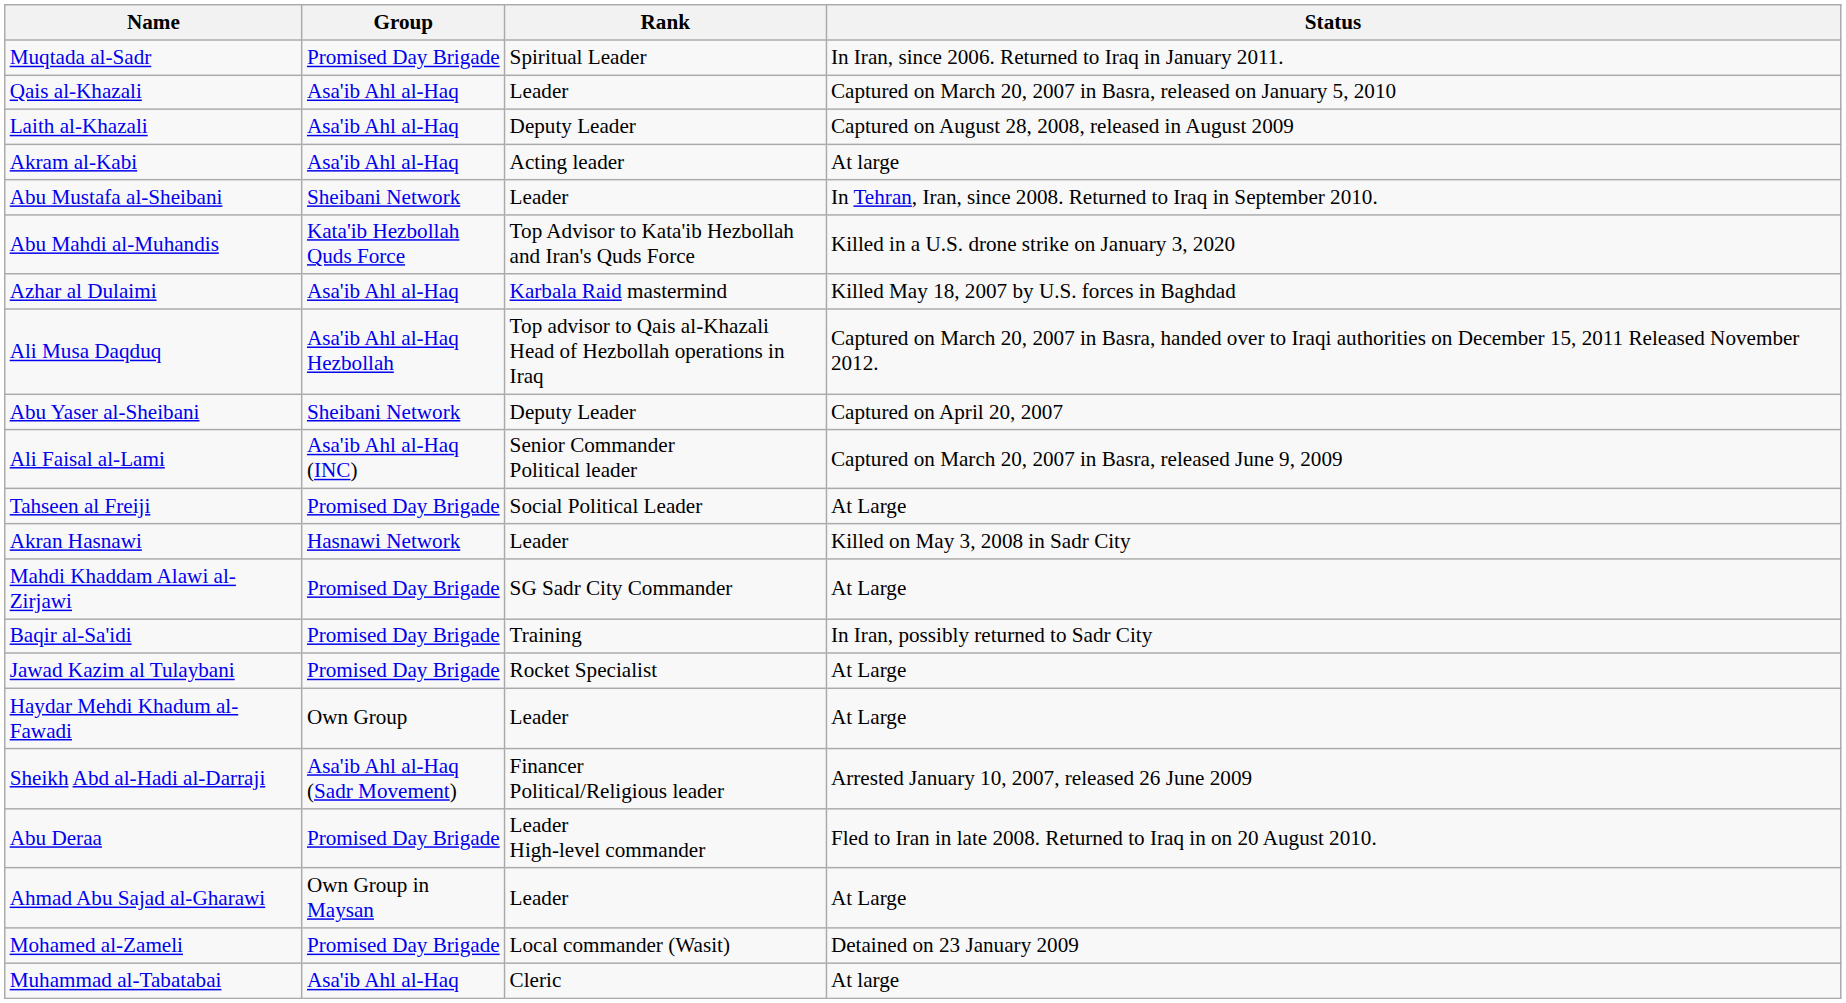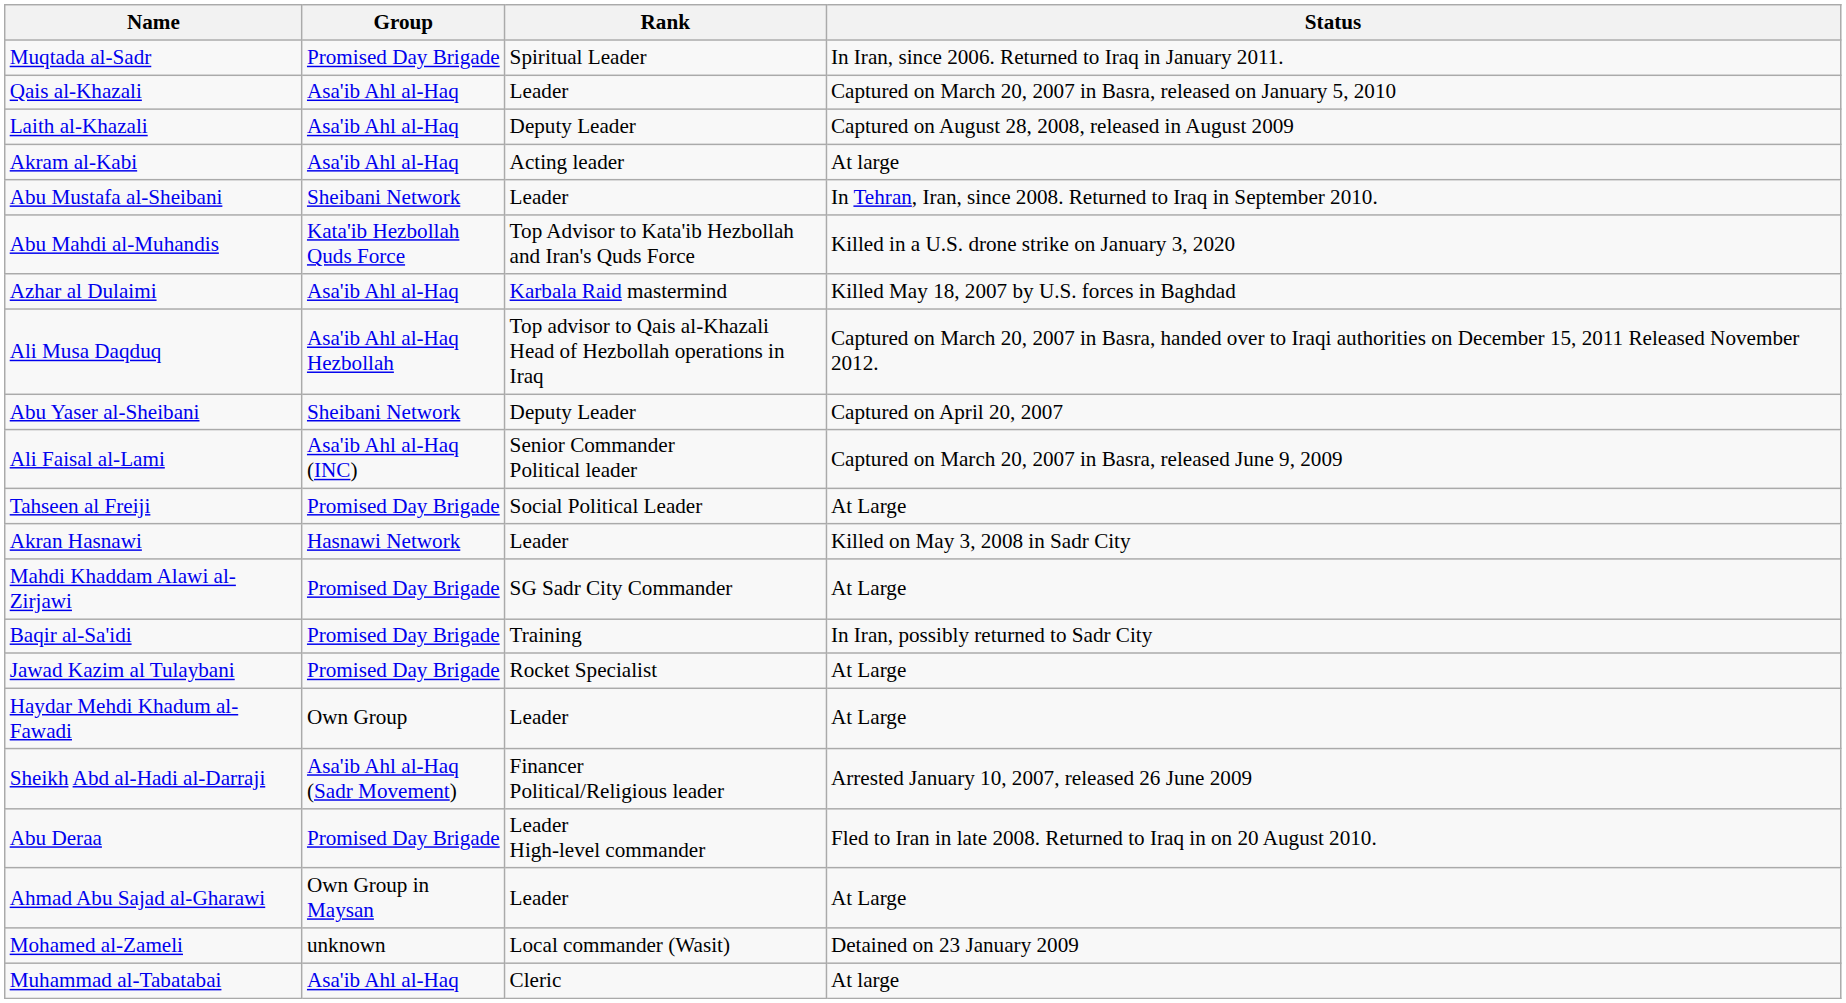(403, 945) Promised Day Brigade -> (346, 945) unknown
